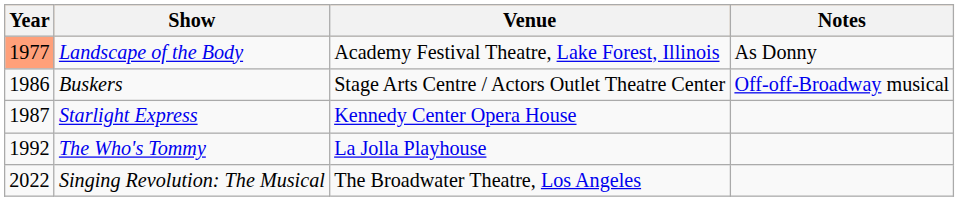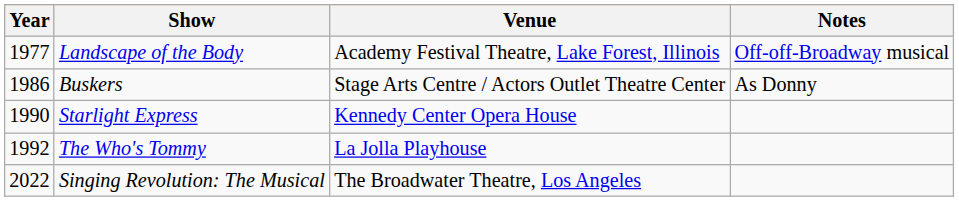(29, 52) lightsalmon background -> (29, 52) no background
(776, 52) As Donny -> (842, 52) Off-off-Broadway musical
(842, 84) Off-off-Broadway musical -> (776, 84) As Donny
(29, 116) 1987 -> (29, 116) 1990
